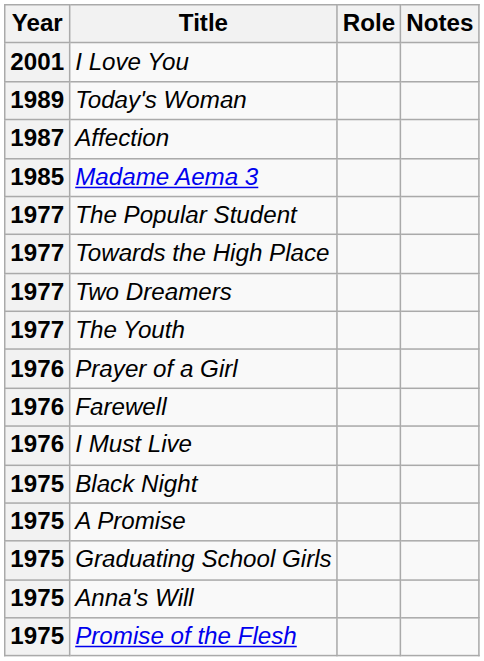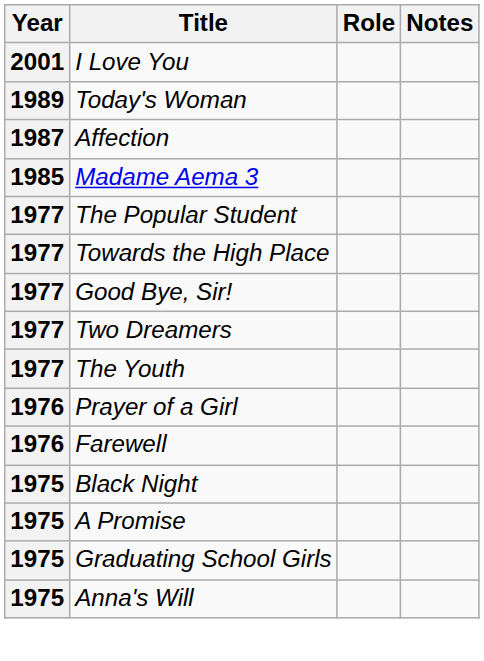+ row: (154, 291)
- row: (134, 445)
- row: (186, 636)
